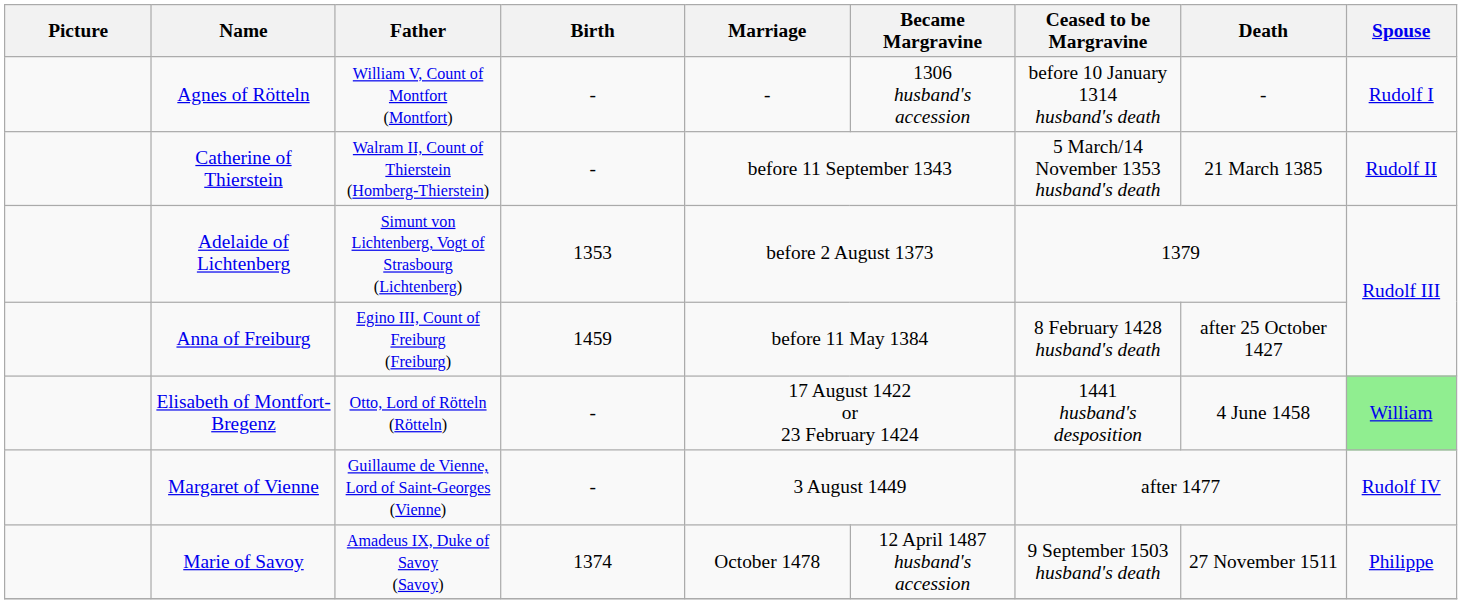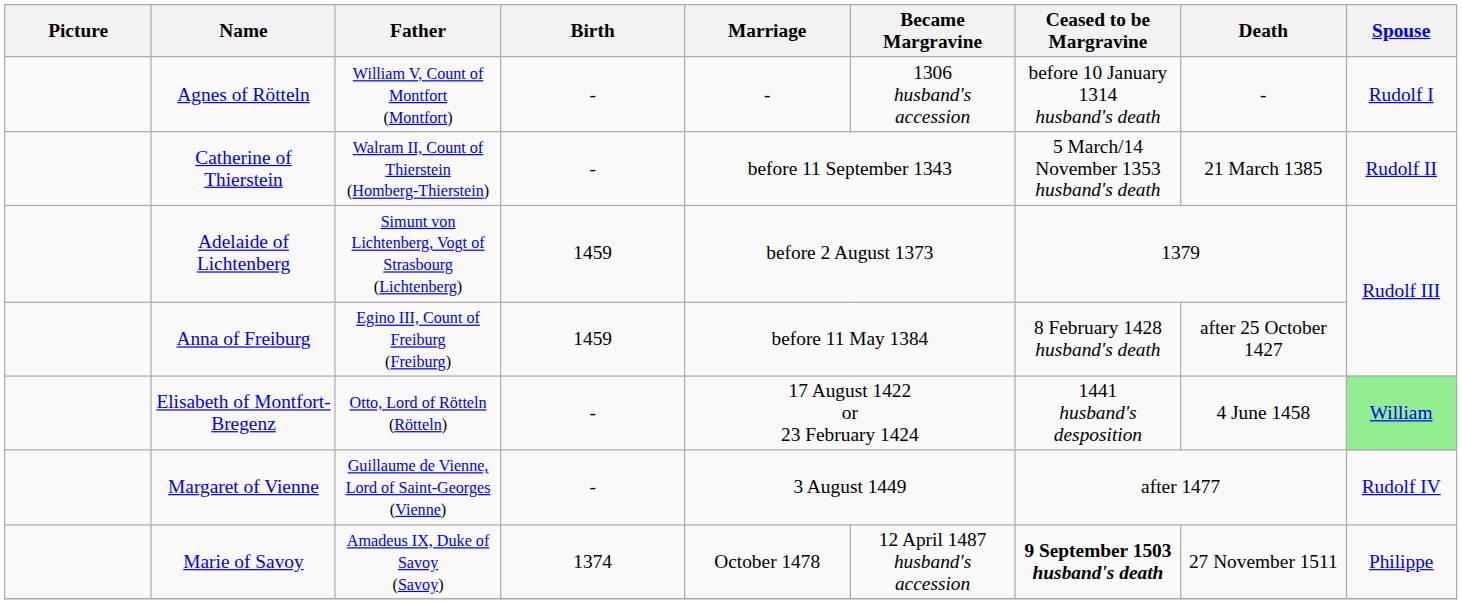(593, 253) 1353 -> (593, 253) 1459
(1098, 561) normal -> (1098, 561) bold
